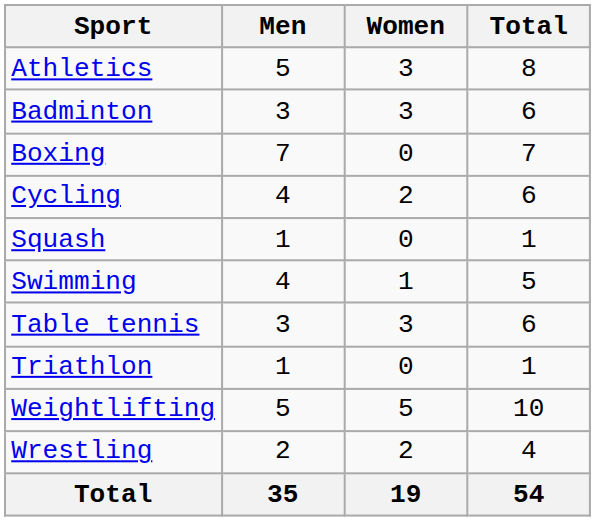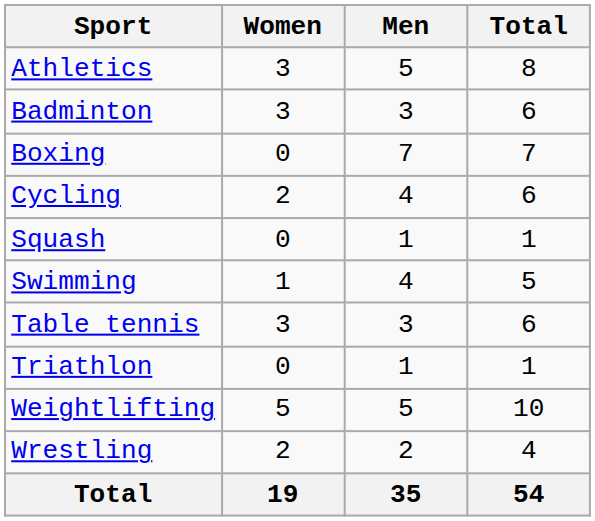columns swapped: (283, 26) <-> (406, 26)
